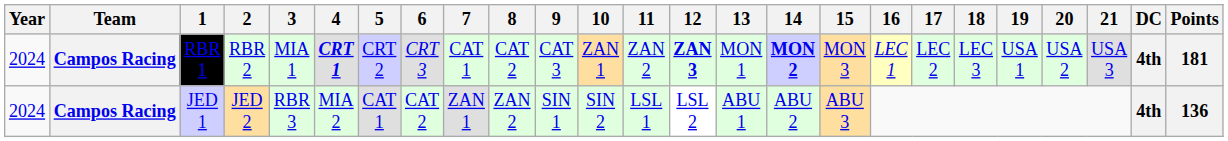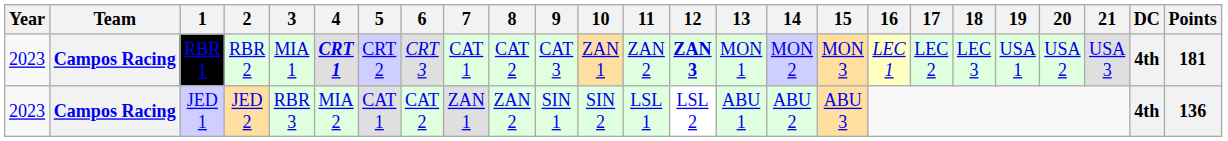(27, 59) 2024 -> (27, 59) 2023
(793, 59) bold -> (792, 59) normal
(27, 110) 2024 -> (27, 110) 2023
